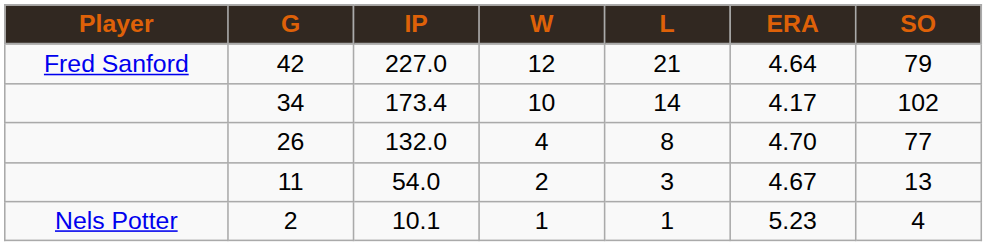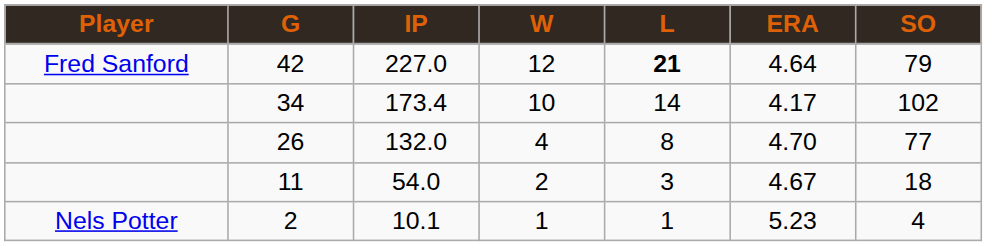(667, 63) normal -> (667, 63) bold
(918, 181) 13 -> (918, 181) 18
